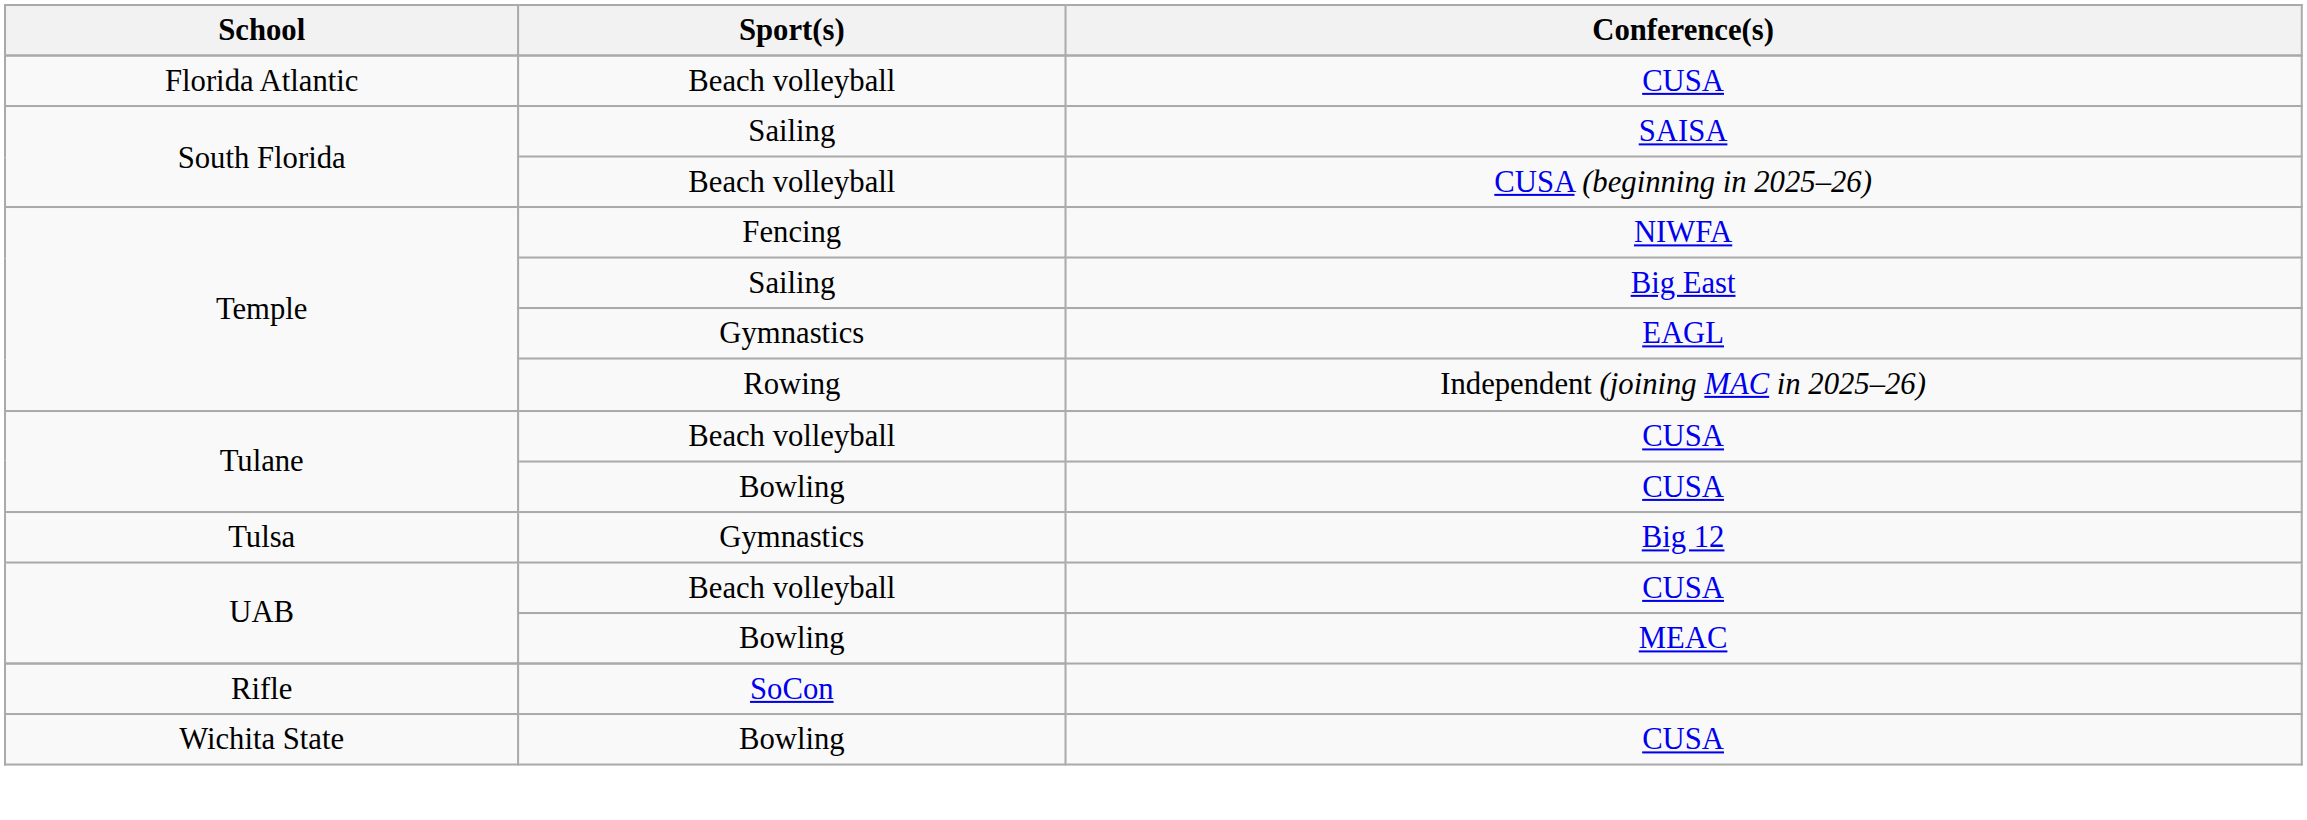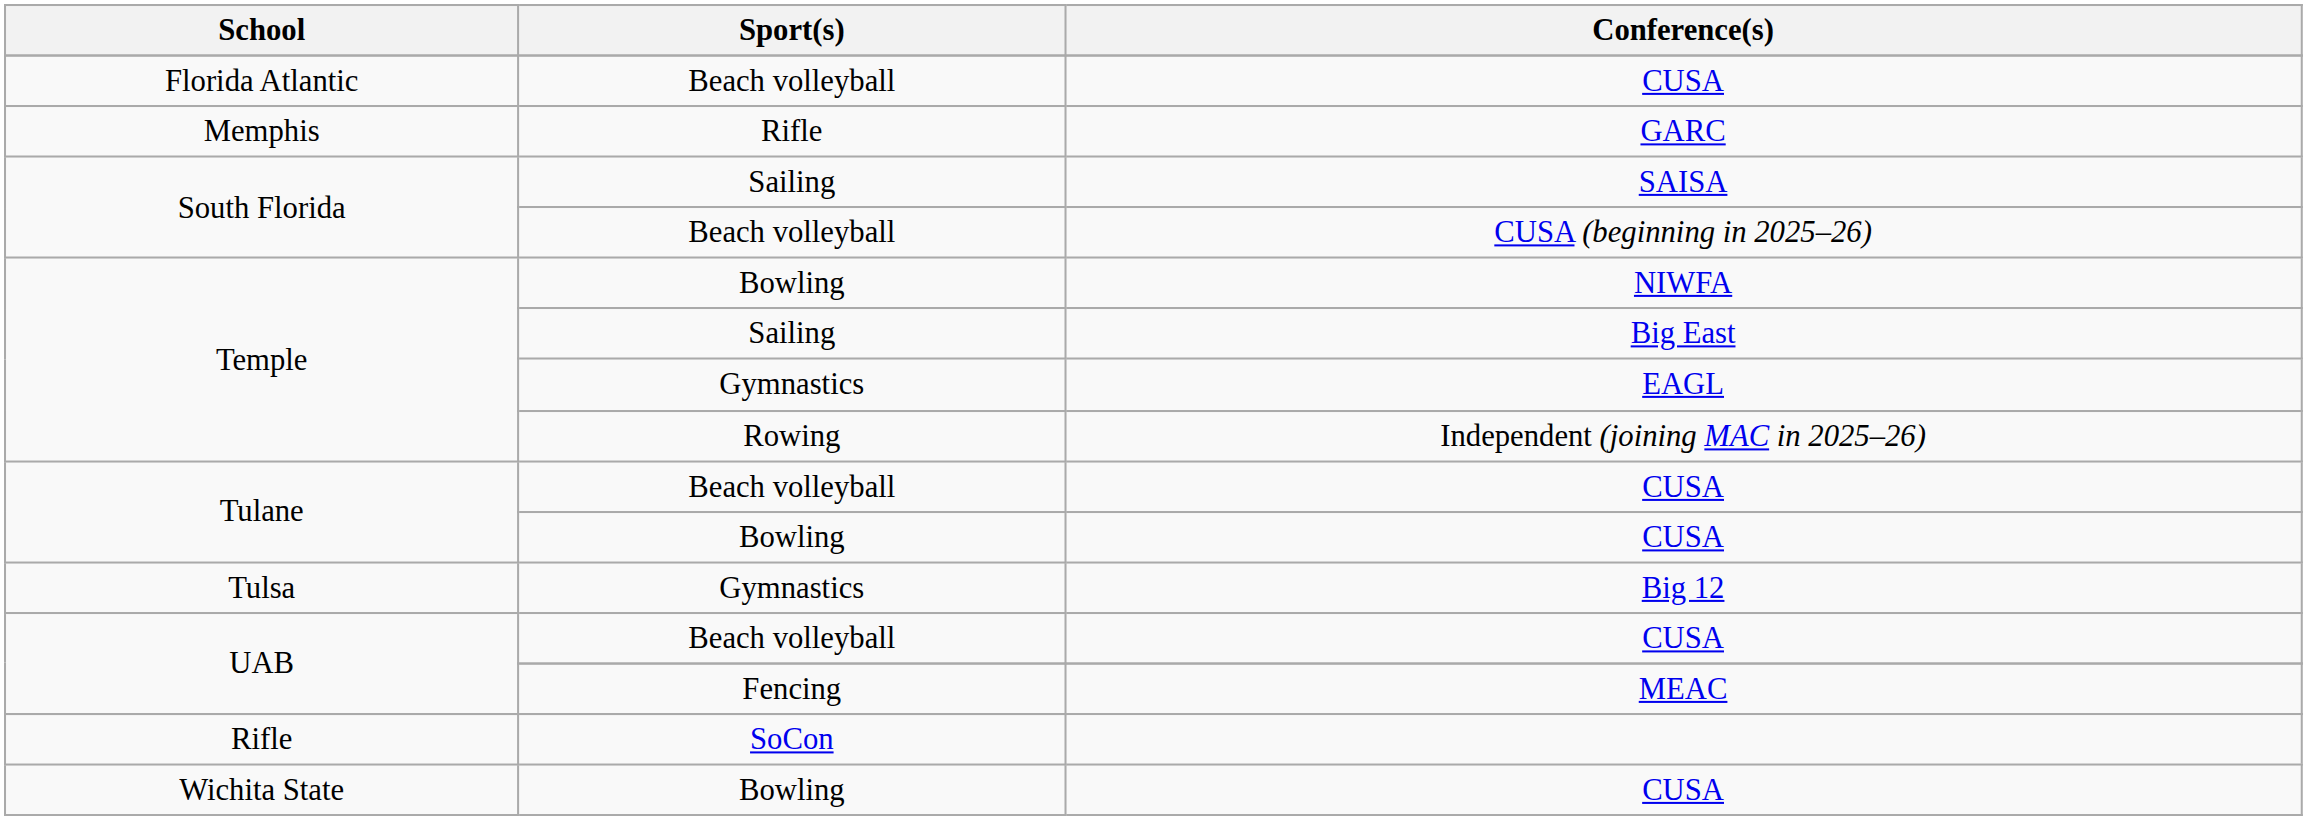+ row: (262, 131)
(792, 232) Fencing -> (792, 283) Bowling
(792, 637) Bowling -> (792, 688) Fencing
